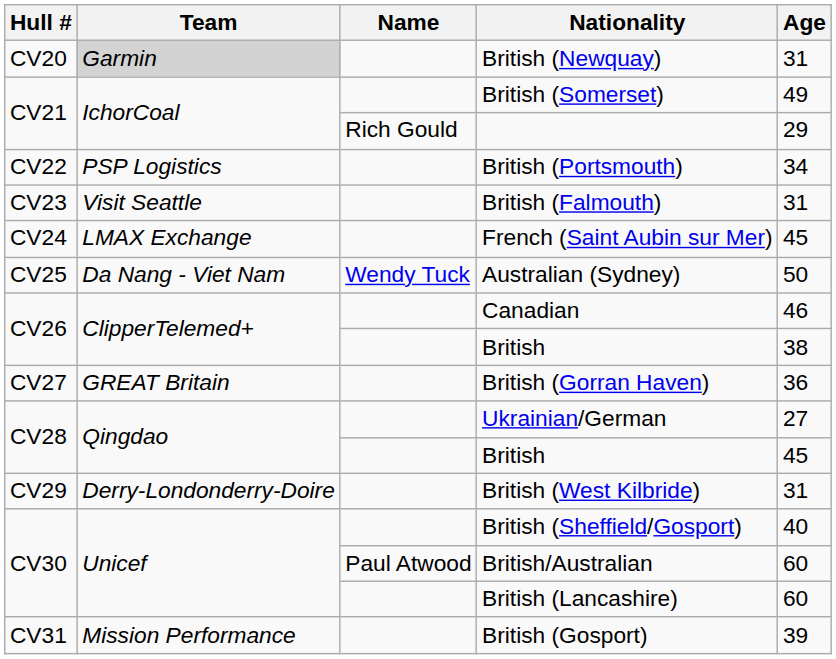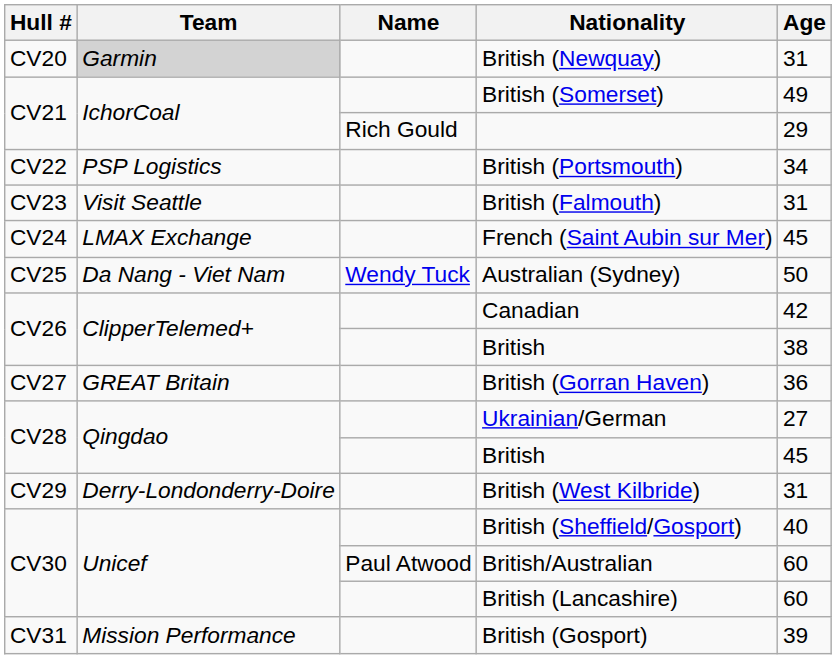(796, 310) 46 -> (796, 310) 42
